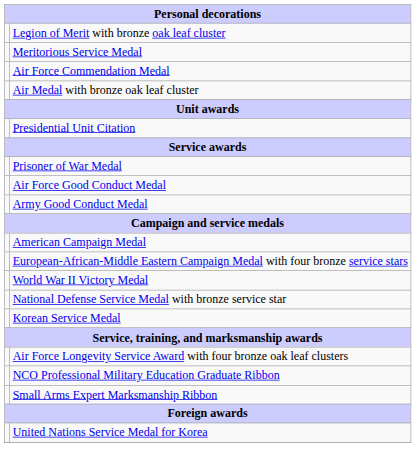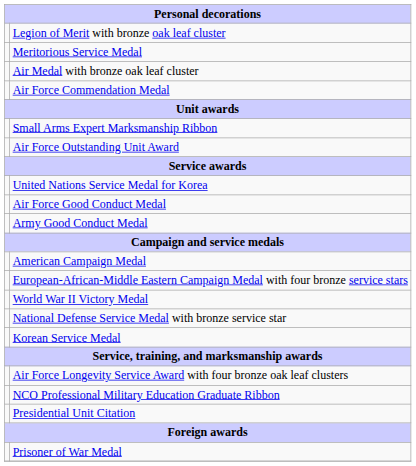rows swapped: (106, 90) <-> (91, 71)
rows swapped: (74, 128) <-> (115, 394)
+ row: (96, 147)
rows swapped: (67, 166) <-> (110, 432)
